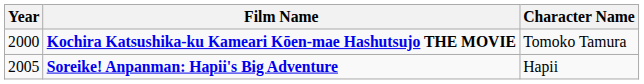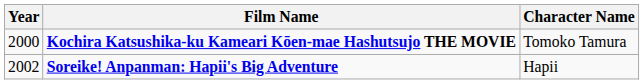(24, 66) 2005 -> (24, 66) 2002
